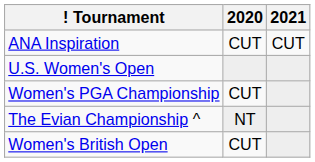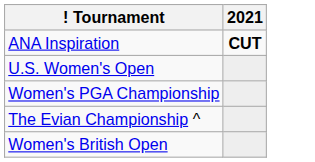- column: (245, 17)
(288, 43) normal -> (245, 43) bold
